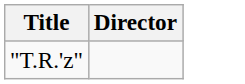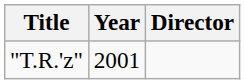+ column: (117, 22)
